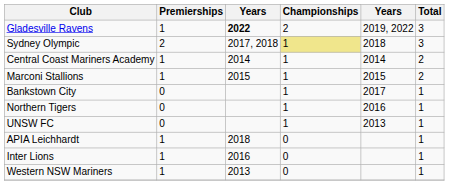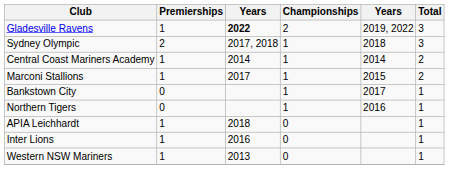(286, 44) khaki background -> (286, 44) no background
(239, 76) 2015 -> (239, 76) 2017
- row: (30, 124)
